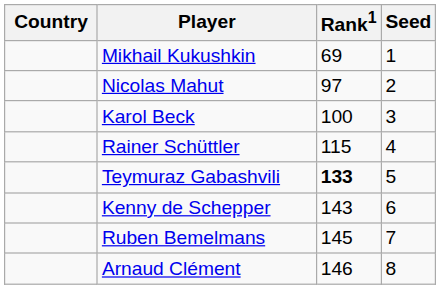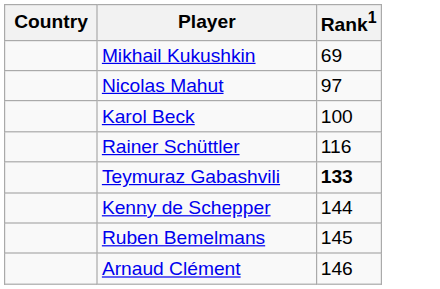- column: (408, 22)
(336, 146) 115 -> (336, 146) 116
(337, 207) 143 -> (337, 207) 144
